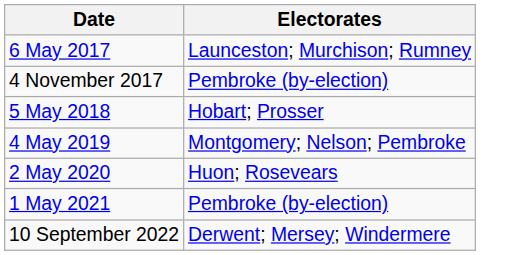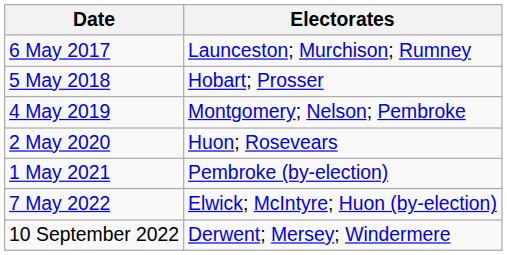- row: (86, 81)
+ row: (60, 204)
